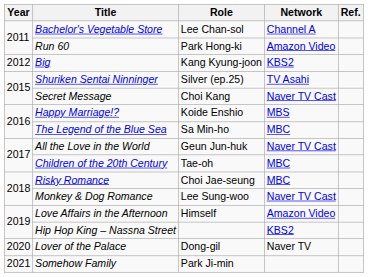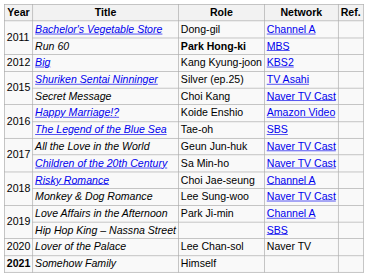(212, 29) Lee Chan-sol -> (201, 29) Dong-gil
(211, 46) normal -> (213, 46) bold
(301, 46) Amazon Video -> (278, 46) MBS
(278, 113) MBS -> (301, 113) Amazon Video
(205, 130) Sa Min-ho -> (197, 130) Tae-oh
(278, 130) MBC -> (277, 130) SBS
(197, 163) Tae-oh -> (205, 163) Sa Min-ho
(278, 163) MBC -> (301, 163) Naver TV Cast
(278, 180) MBC -> (291, 180) Channel A
(198, 213) Himself -> (207, 213) Park Ji-min
(301, 213) Amazon Video -> (291, 213) Channel A
(280, 230) KBS2 -> (277, 230) SBS
(201, 247) Dong-gil -> (212, 247) Lee Chan-sol
(19, 264) normal -> (19, 264) bold
(207, 264) Park Ji-min -> (198, 264) Himself
